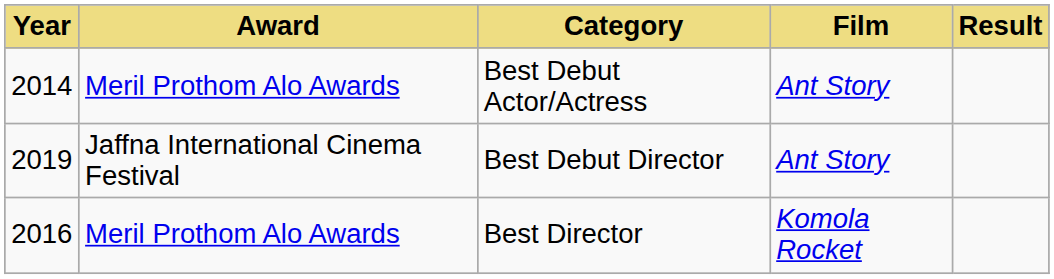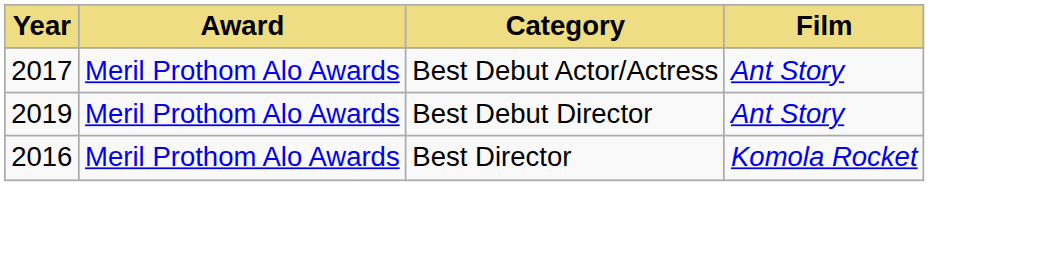- column: (1000, 26)
(42, 85) 2014 -> (42, 69) 2017
(253, 160) Jaffna International Cinema Festival -> (242, 113) Meril Prothom Alo Awards
